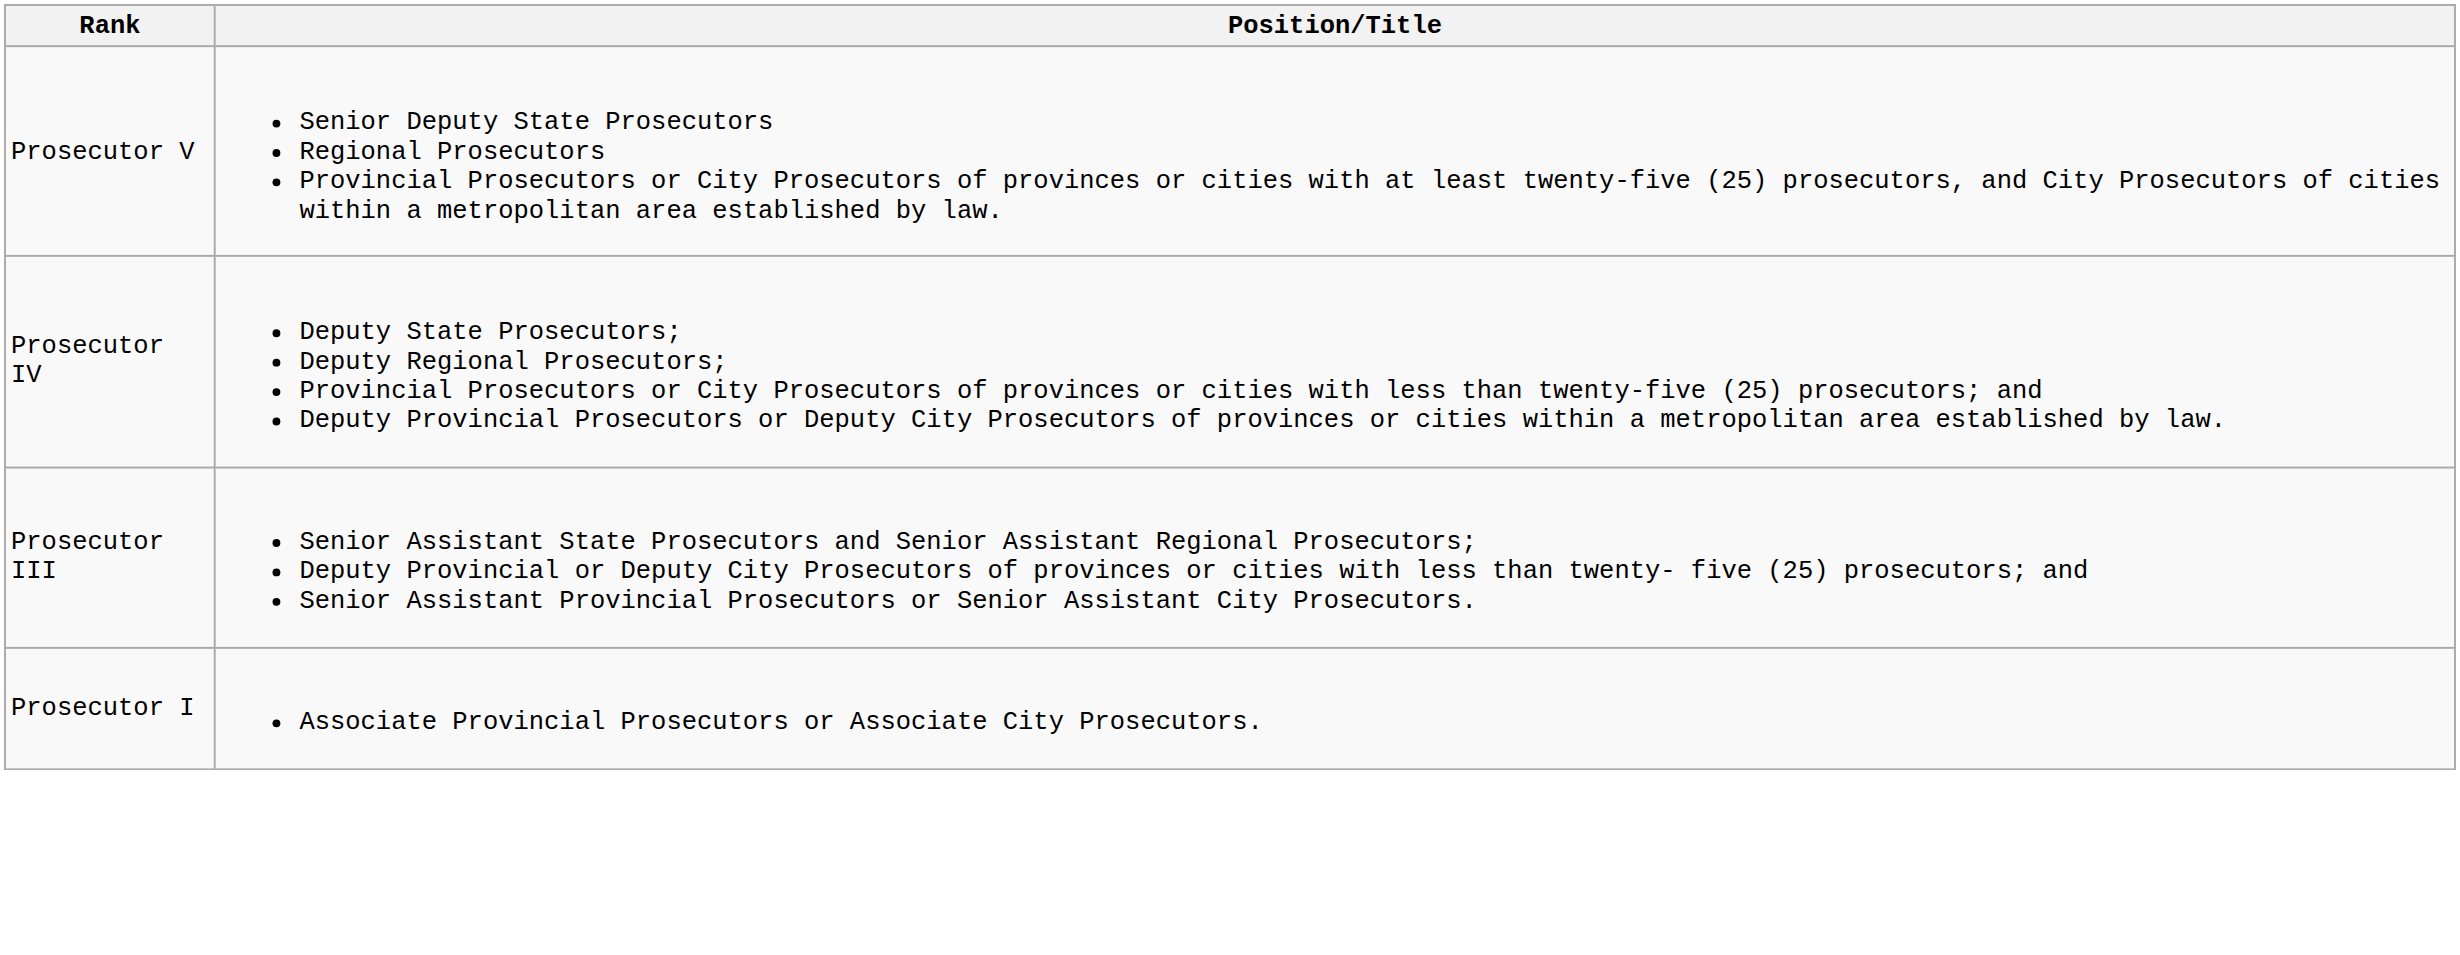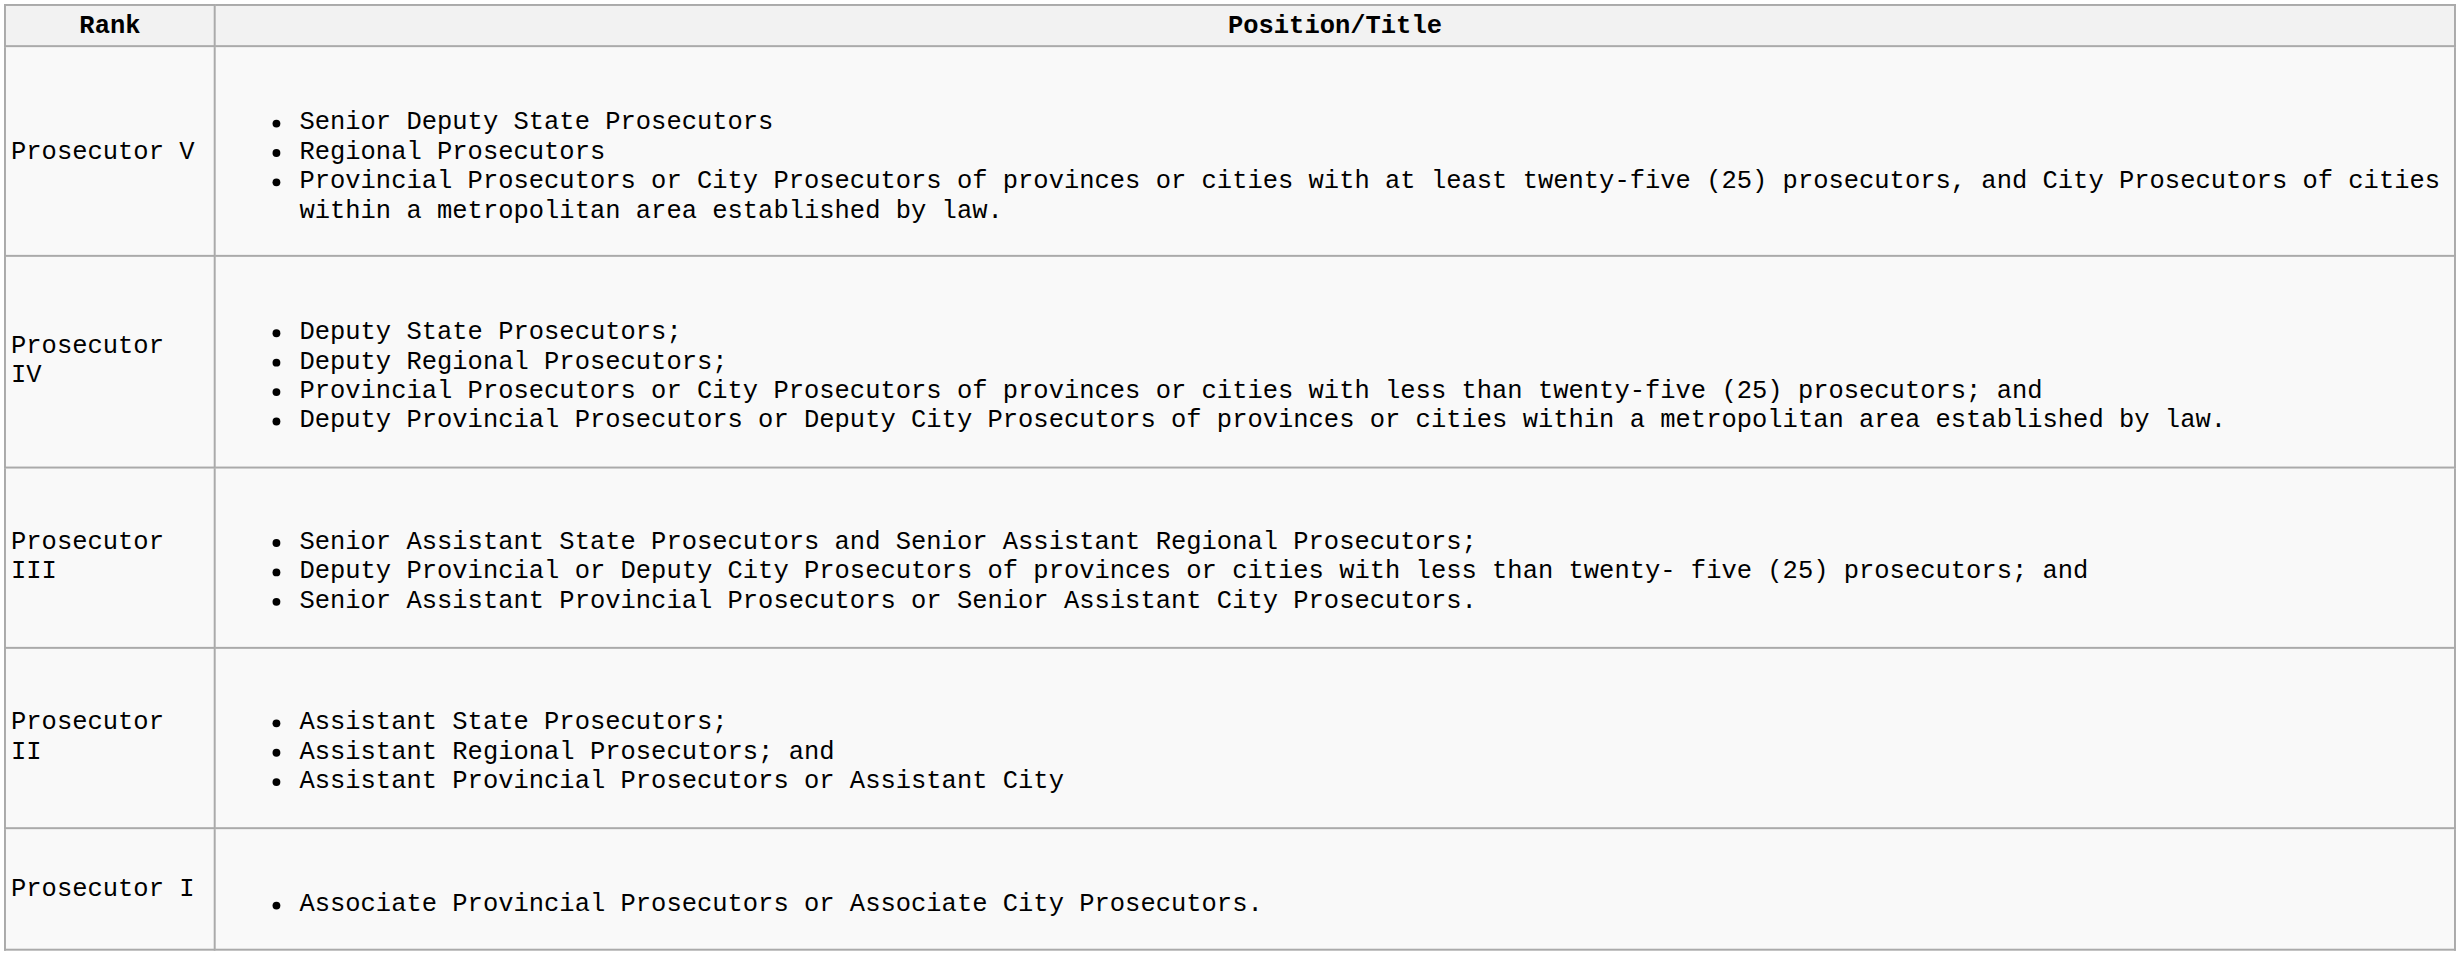+ row: (87, 738)
